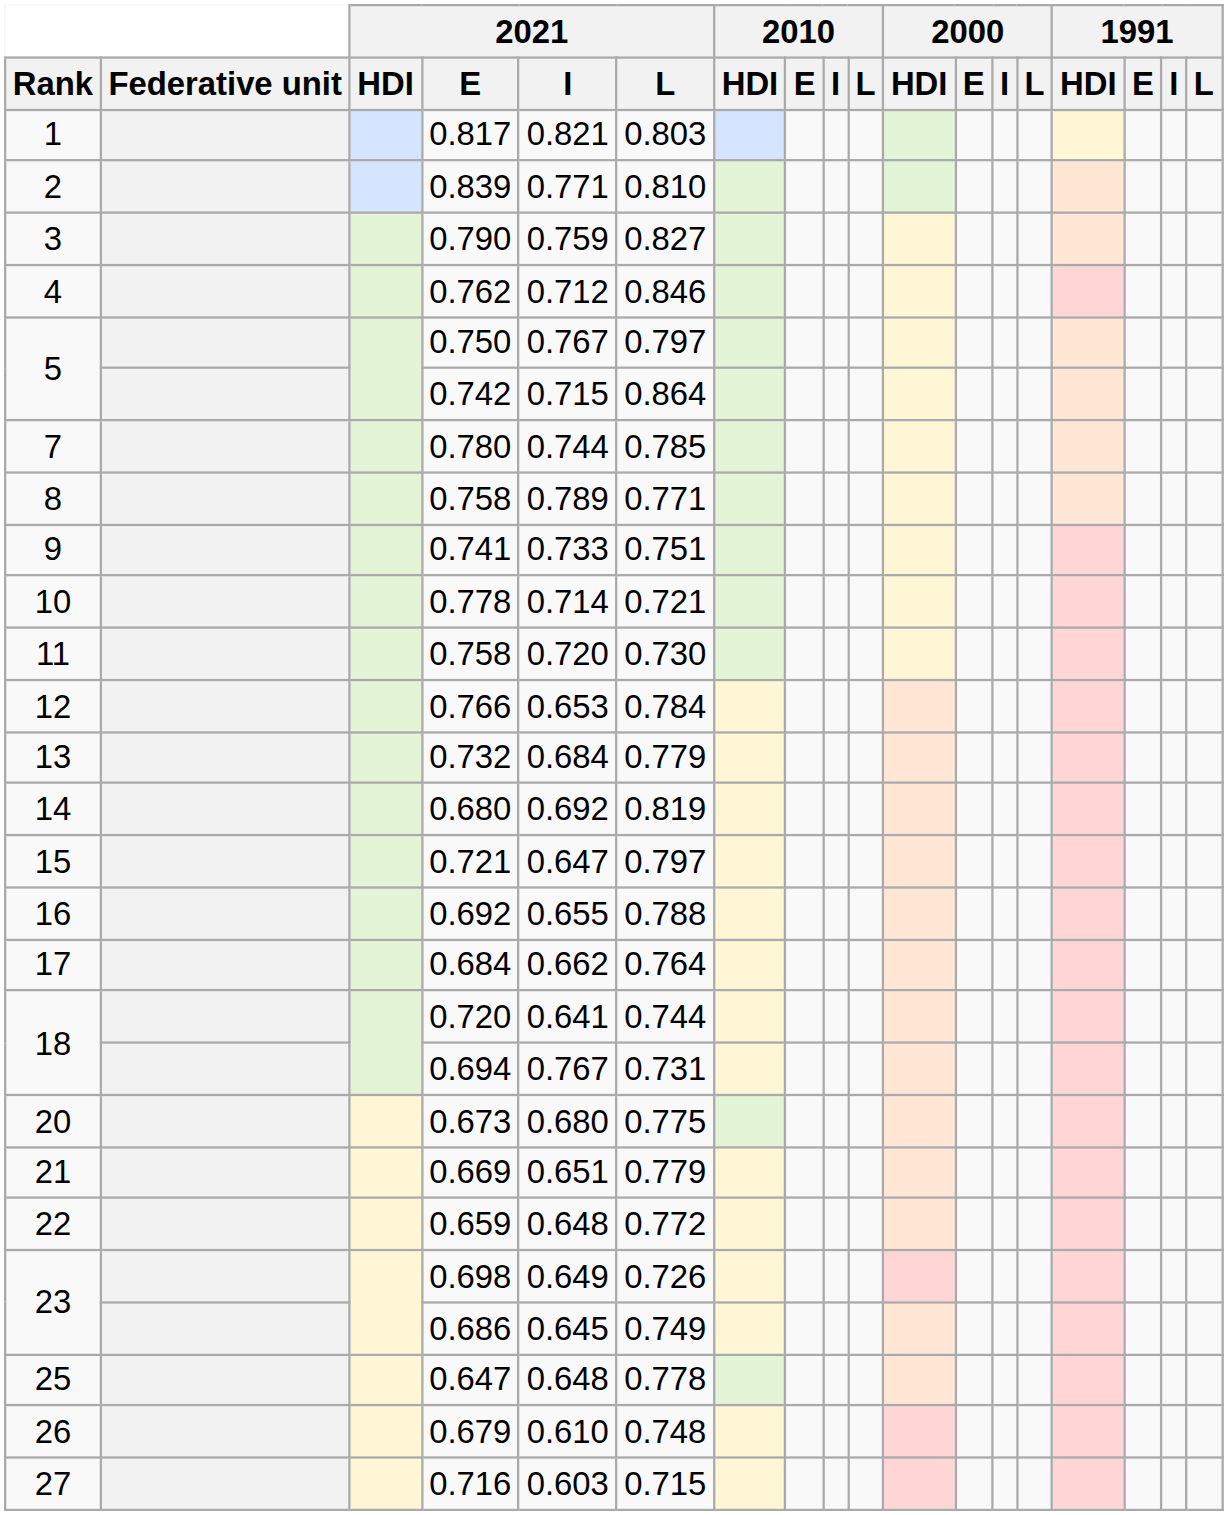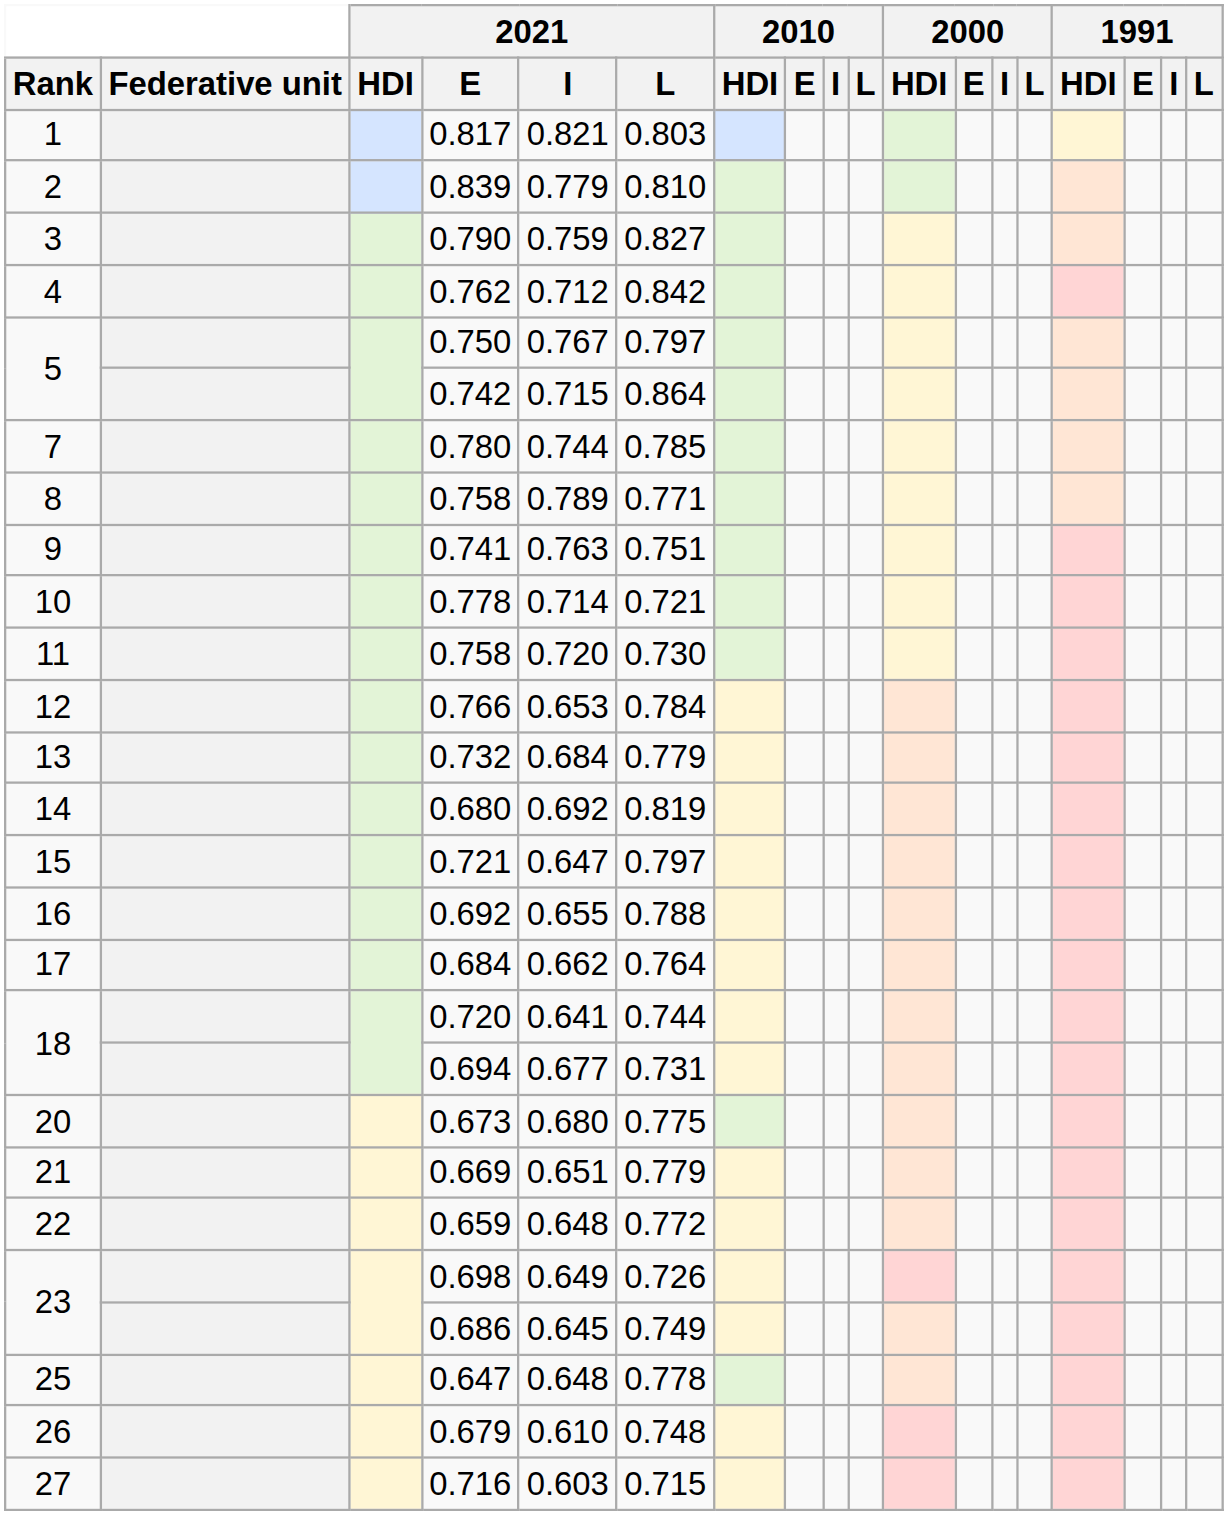(568, 187) 0.771 -> (568, 187) 0.779
(665, 291) 0.846 -> (665, 291) 0.842
(568, 550) 0.733 -> (568, 550) 0.763
(568, 1069) 0.767 -> (568, 1069) 0.677
